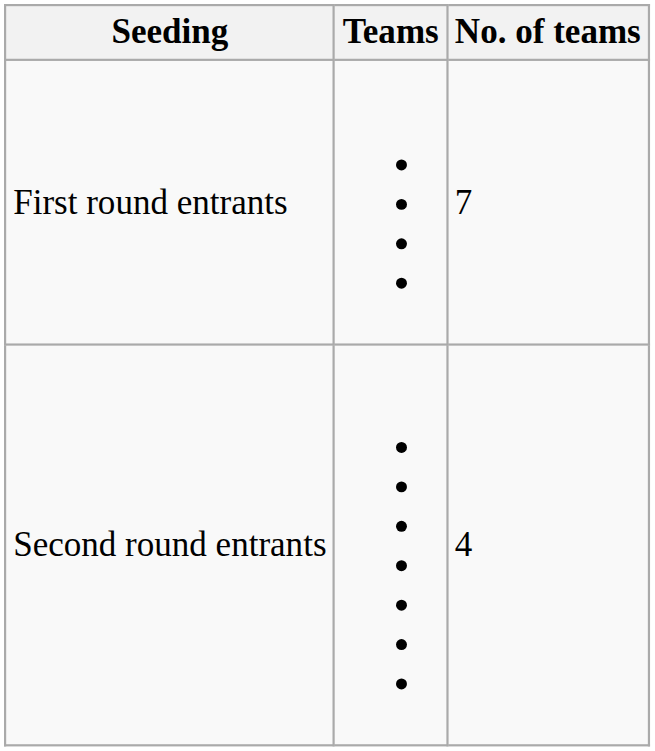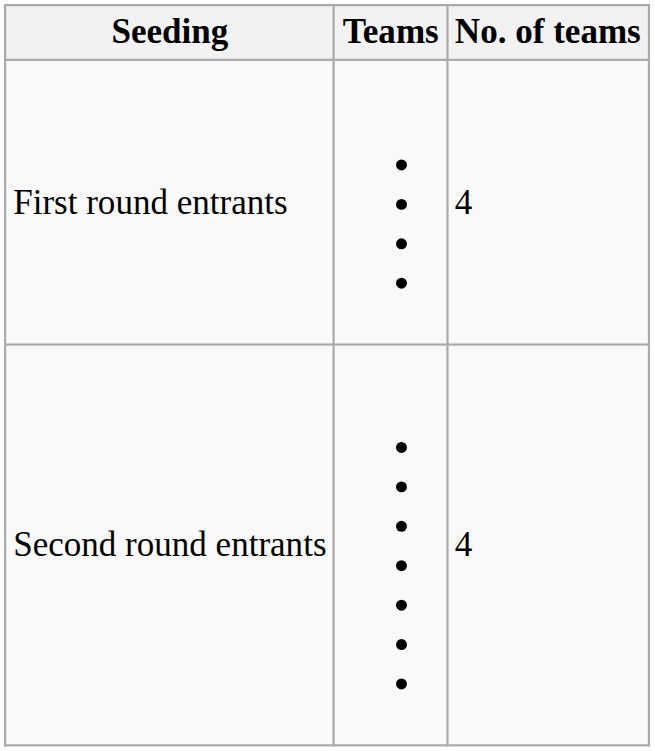(464, 201) 7 -> (464, 201) 4
